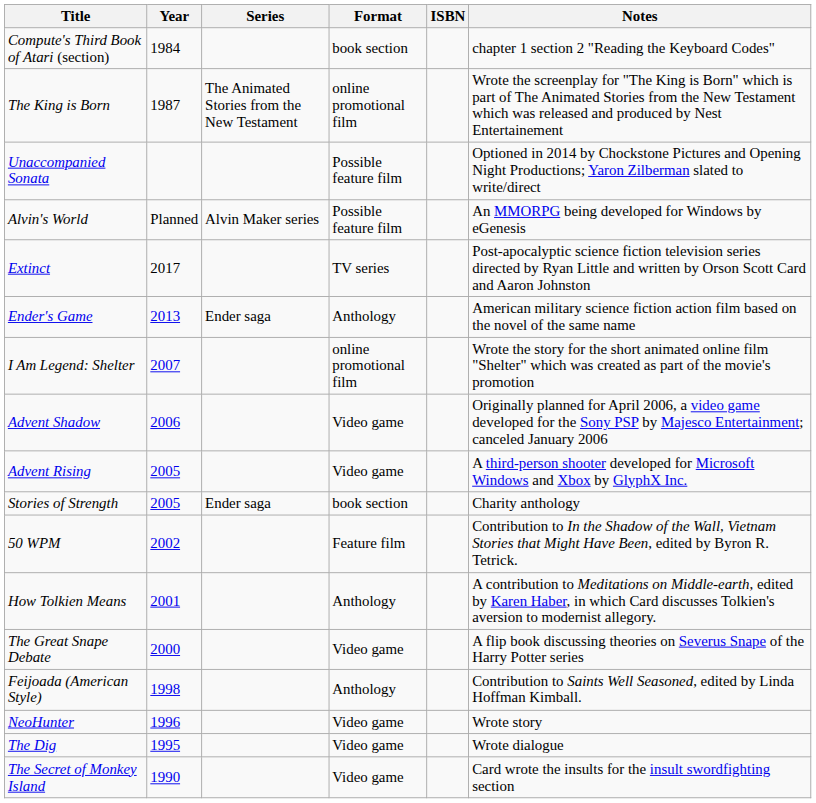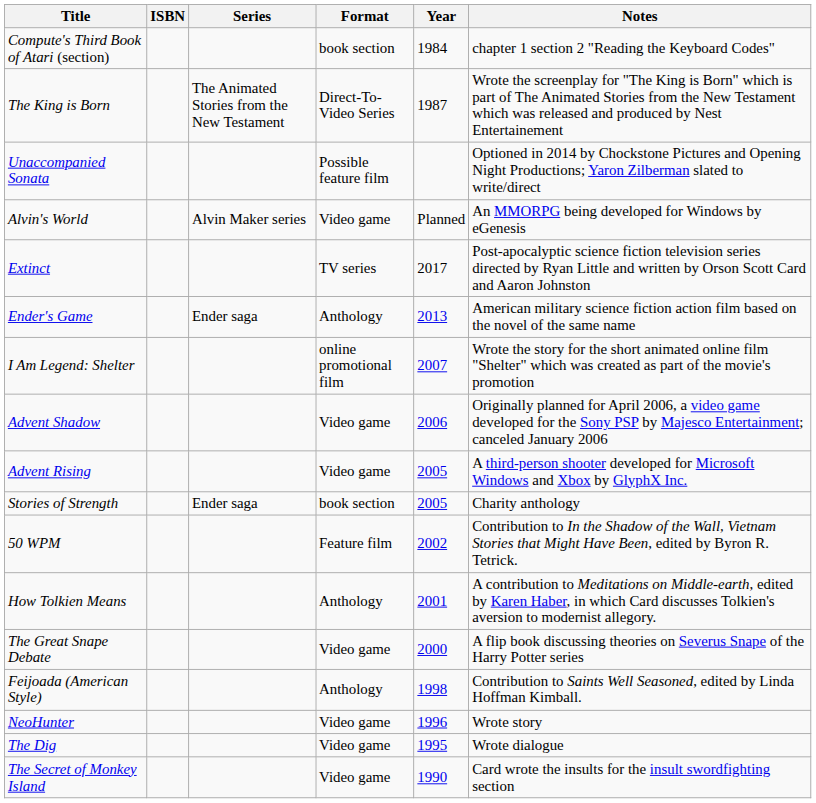columns swapped: (174, 16) <-> (448, 16)
(369, 105) online promotional film -> (357, 105) Direct-To-Video Series
(367, 219) Possible feature film -> (355, 219) Video game
